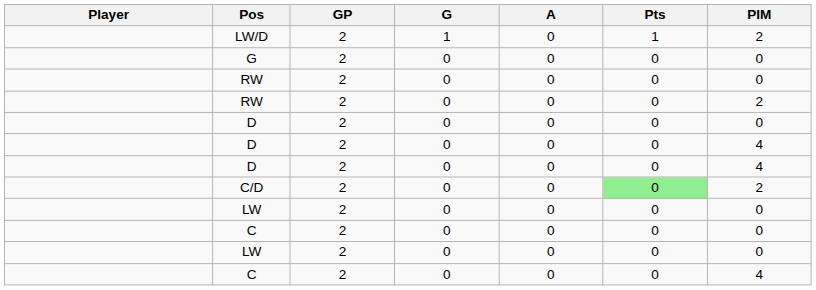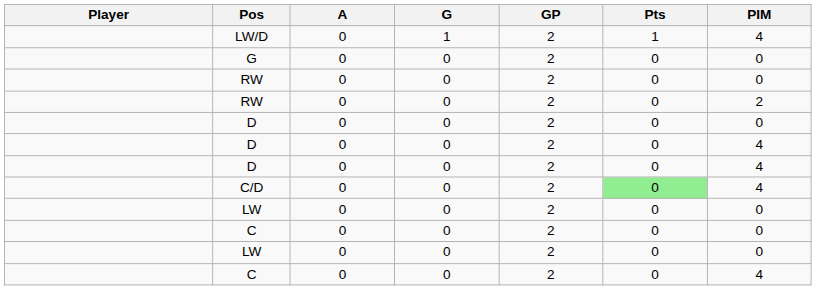columns swapped: (342, 15) <-> (551, 15)
(759, 36) 2 -> (759, 36) 4
(759, 187) 2 -> (759, 187) 4
